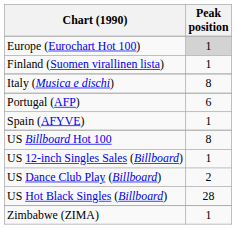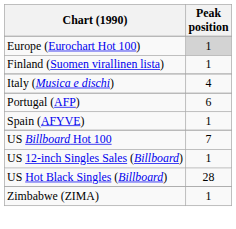(208, 83) 8 -> (208, 83) 4
(208, 139) 8 -> (208, 139) 7
- row: (84, 177)
